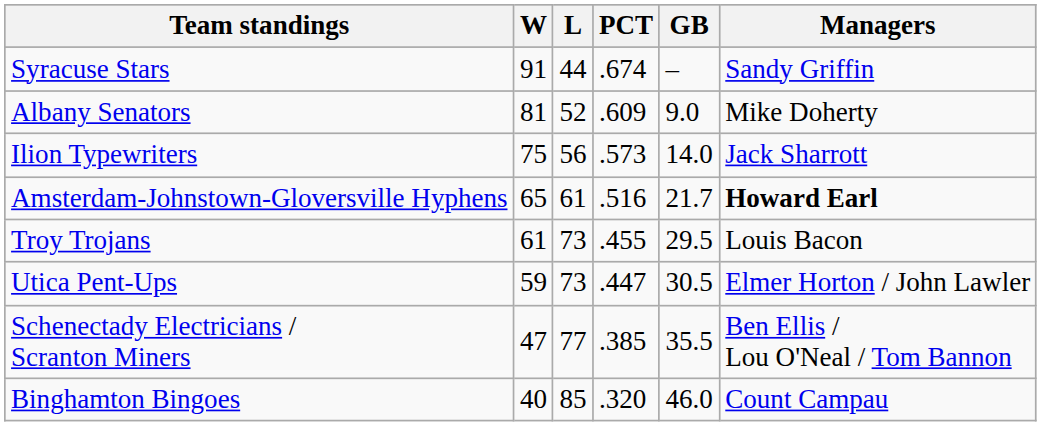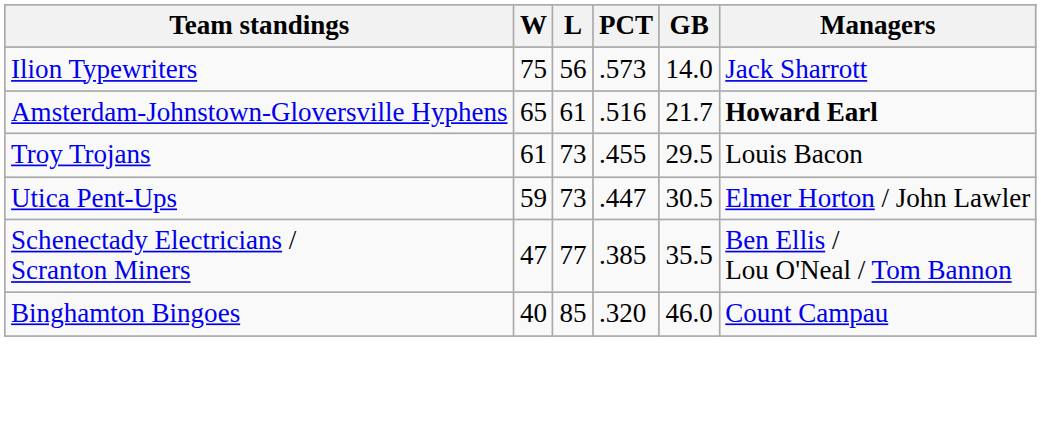- row: (90, 68)
- row: (101, 111)
